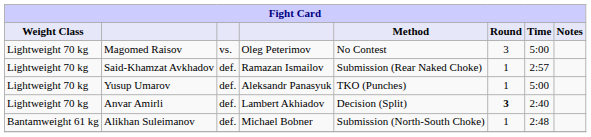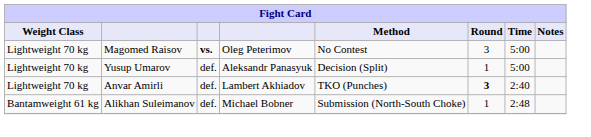(226, 49) normal -> (206, 49) bold
- row: (159, 67)
(372, 85) TKO (Punches) -> (352, 67) Decision (Split)
(372, 104) Decision (Split) -> (352, 85) TKO (Punches)
